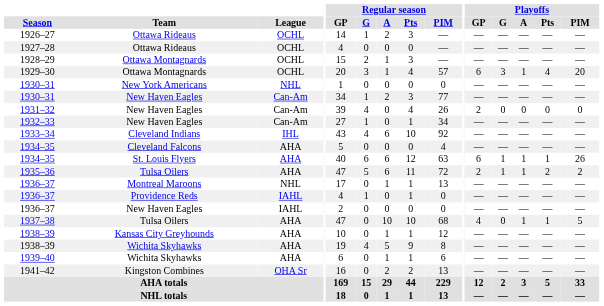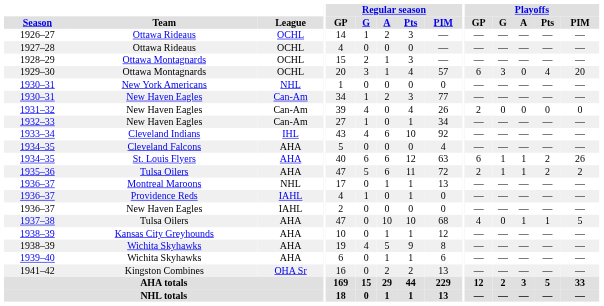(524, 72) 1 -> (524, 72) 0
(548, 159) 1 -> (548, 159) 2
